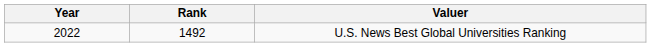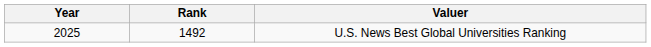(67, 32) 2022 -> (67, 32) 2025
